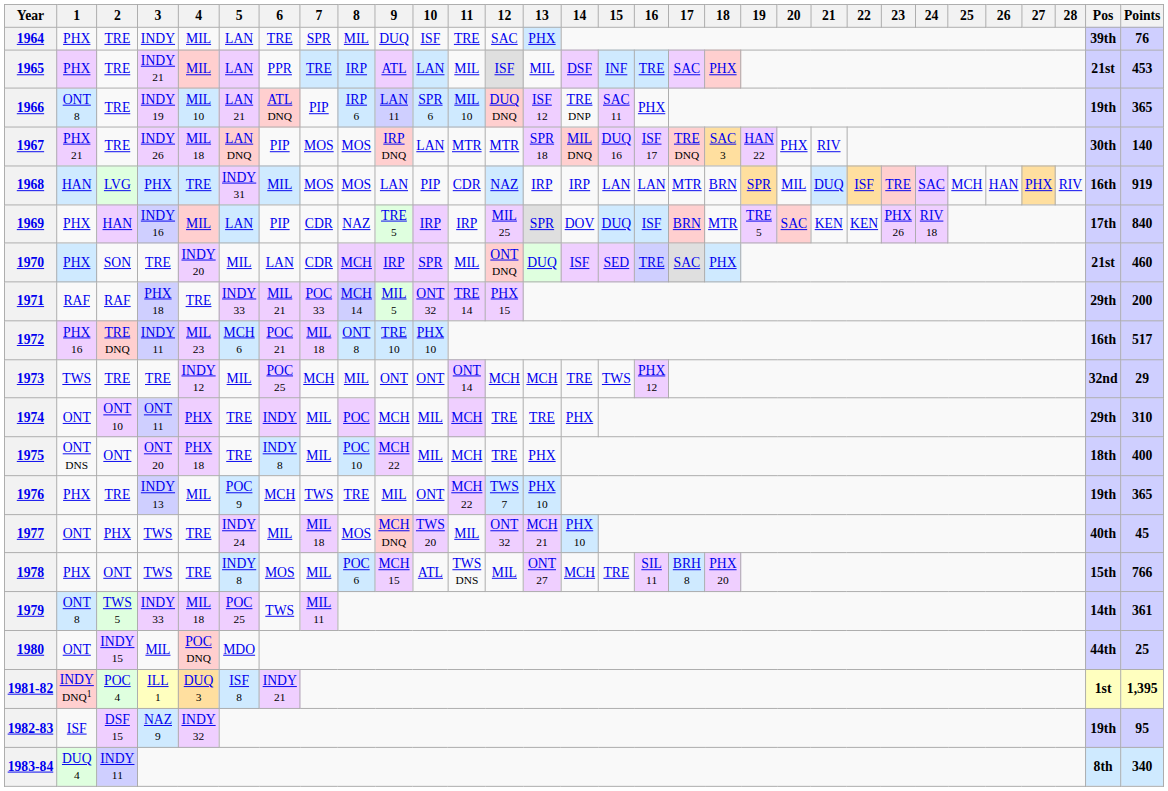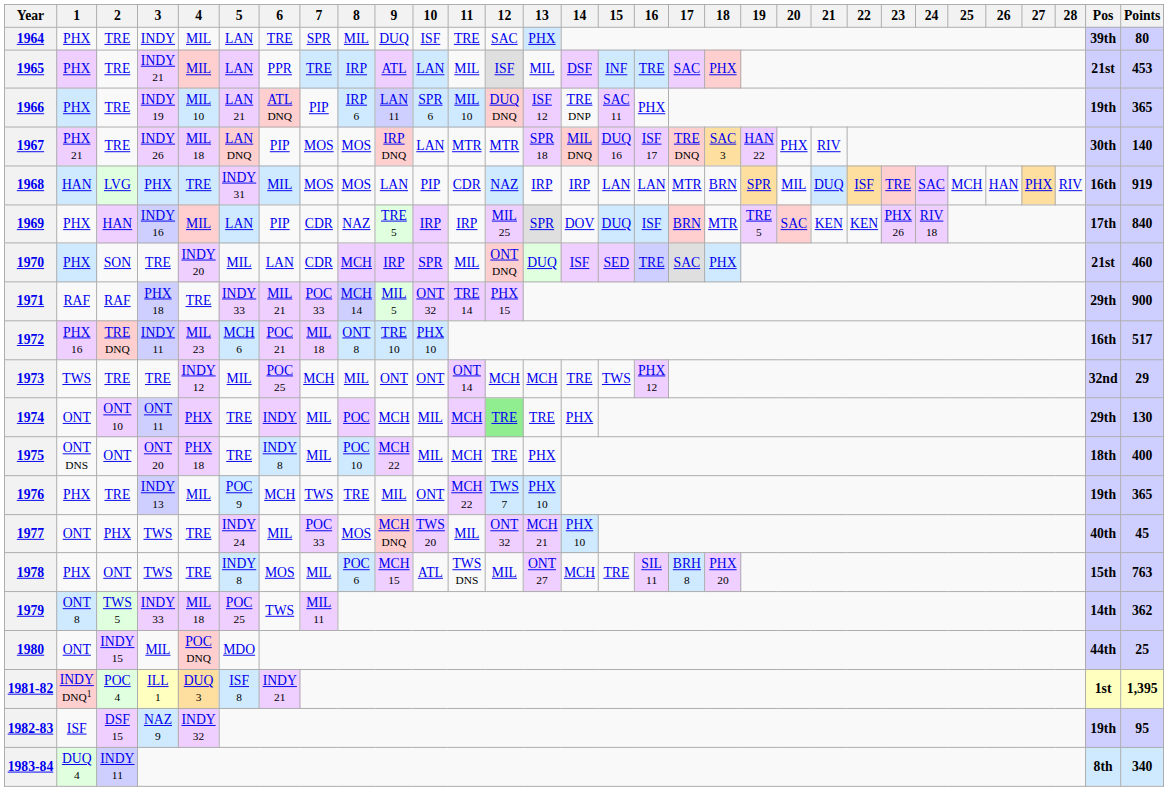(1142, 38) 76 -> (1142, 38) 80
(77, 108) ONT 8 -> (77, 108) PHX
(1142, 301) 200 -> (1142, 301) 900
(504, 417) no background -> (504, 417) lightgreen background
(1142, 417) 310 -> (1142, 417) 130
(319, 533) MIL 18 -> (319, 533) POC 33
(1142, 572) 766 -> (1142, 572) 763
(1142, 611) 361 -> (1142, 611) 362
